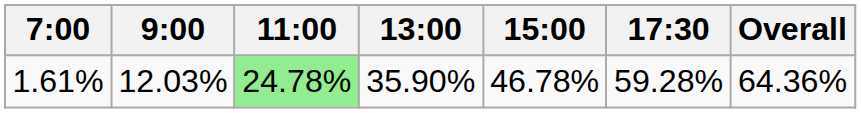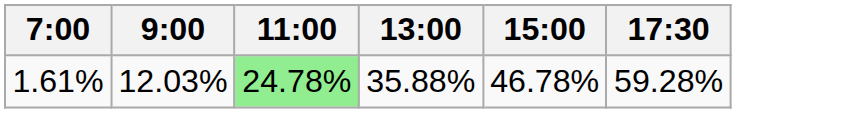- column: (792, 30)
(421, 81) 35.90% -> (421, 81) 35.88%
